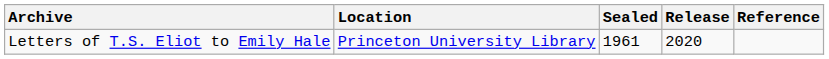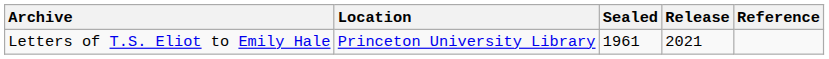(684, 42) 2020 -> (684, 42) 2021
